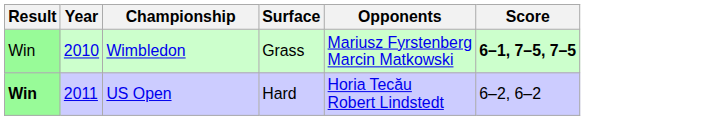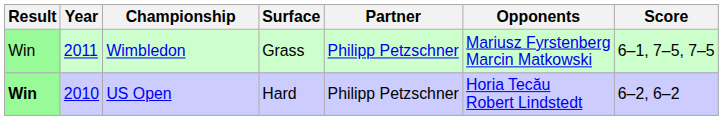+ column: (393, 17)
(81, 51) 2010 -> (81, 51) 2011
(528, 51) bold -> (666, 51) normal
(81, 94) 2011 -> (81, 94) 2010
